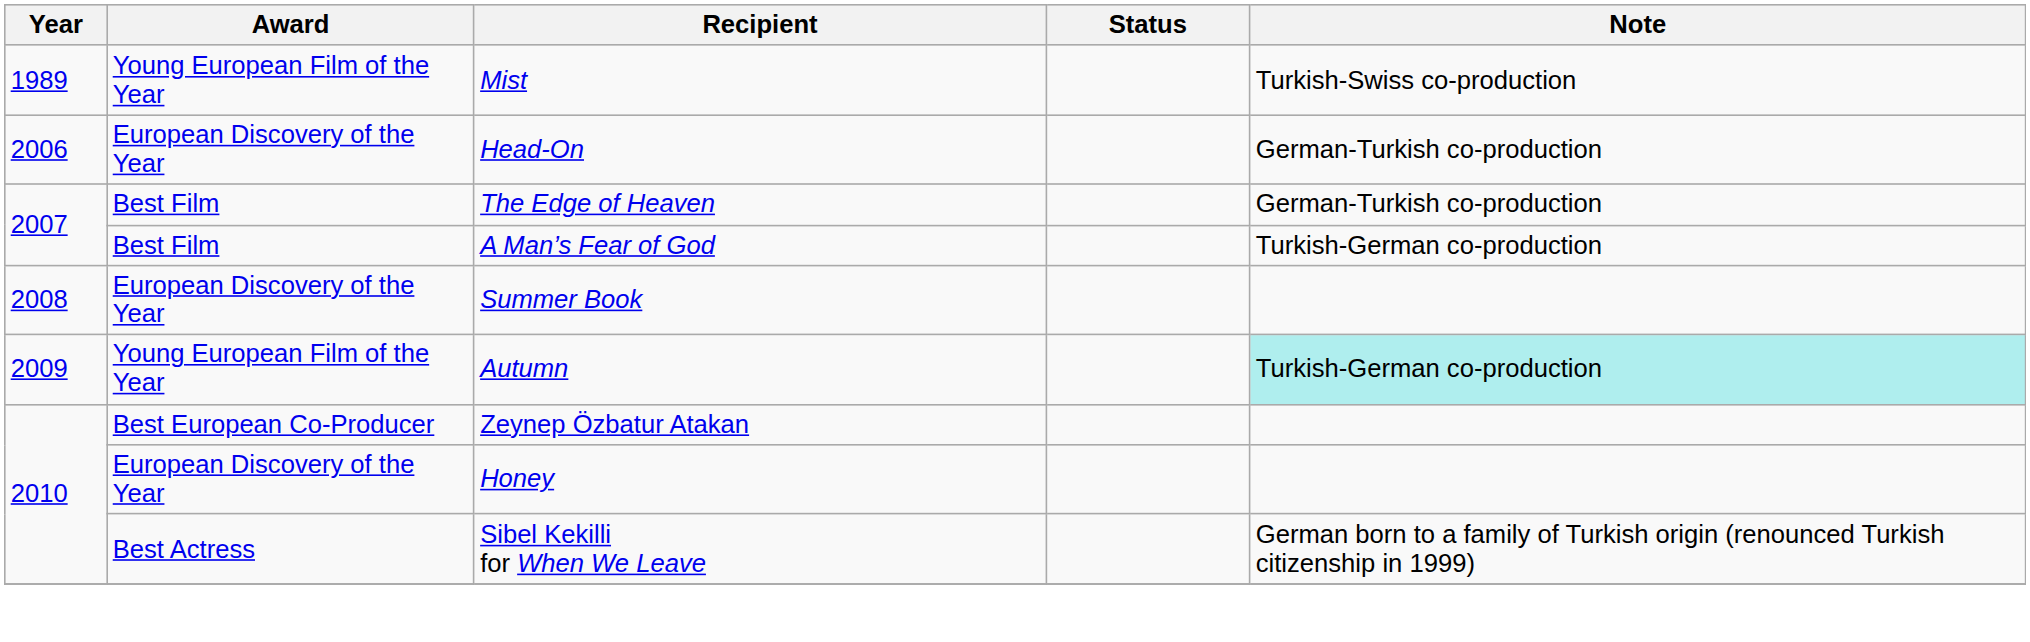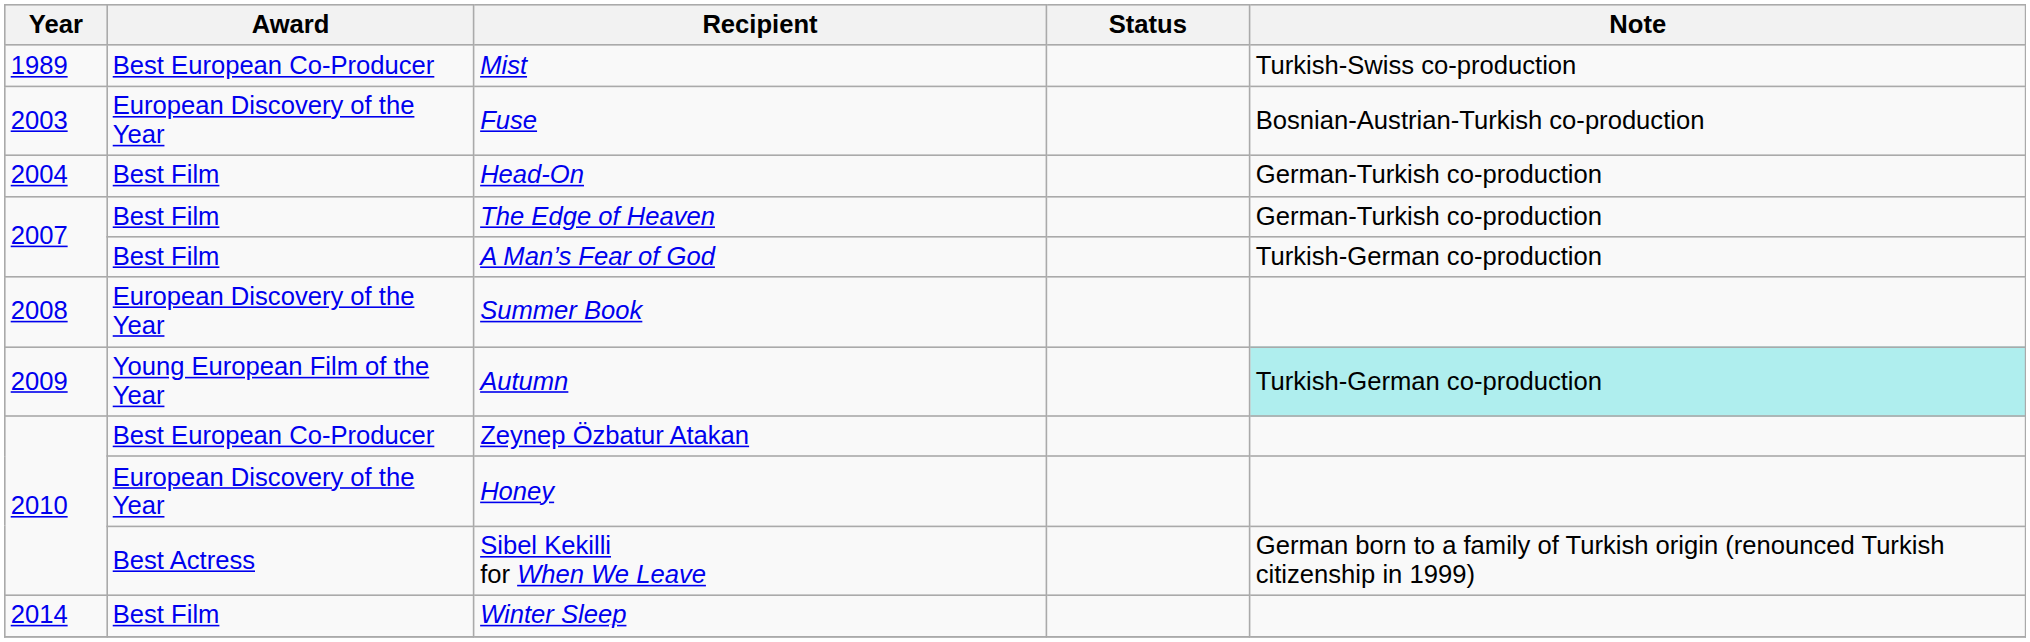(271, 79) Young European Film of the Year -> (274, 65) Best European Co-Producer
+ row: (509, 120)
(39, 149) 2006 -> (39, 175) 2004
(264, 149) European Discovery of the Year -> (166, 175) Best Film
+ row: (553, 615)
